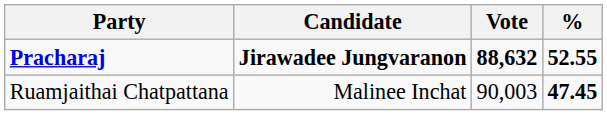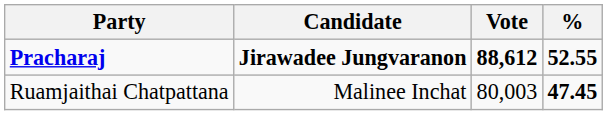(507, 57) 88,632 -> (507, 57) 88,612
(507, 92) 90,003 -> (507, 92) 80,003
